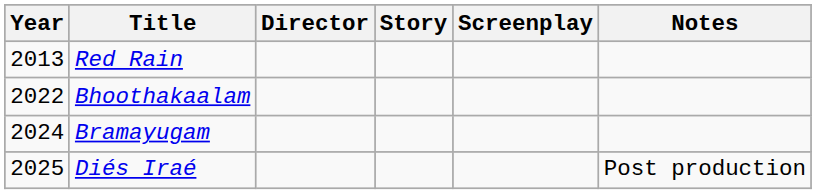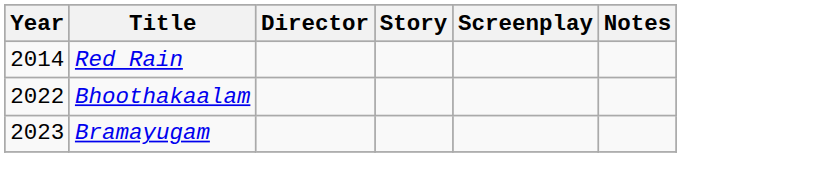(37, 60) 2013 -> (37, 60) 2014
(37, 133) 2024 -> (37, 133) 2023
- row: (136, 170)
